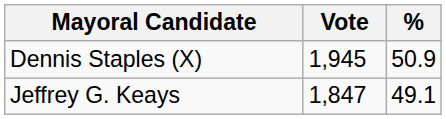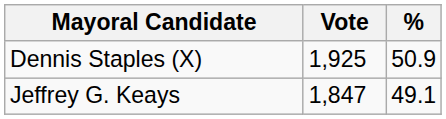(337, 59) 1,945 -> (337, 59) 1,925
